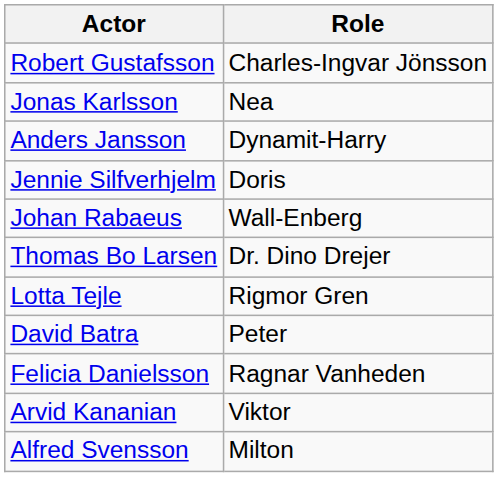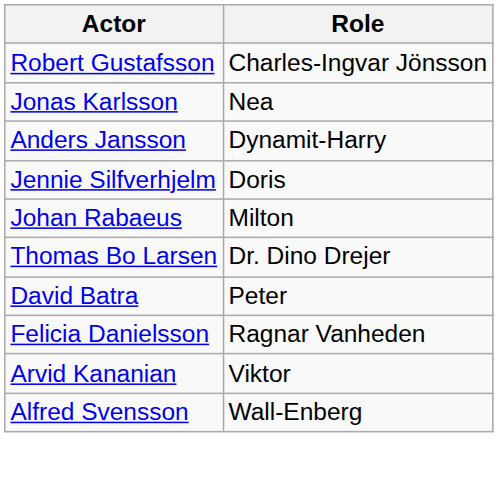(295, 218) Wall-Enberg -> (261, 218) Milton
- row: (66, 295)
(261, 450) Milton -> (295, 412) Wall-Enberg
